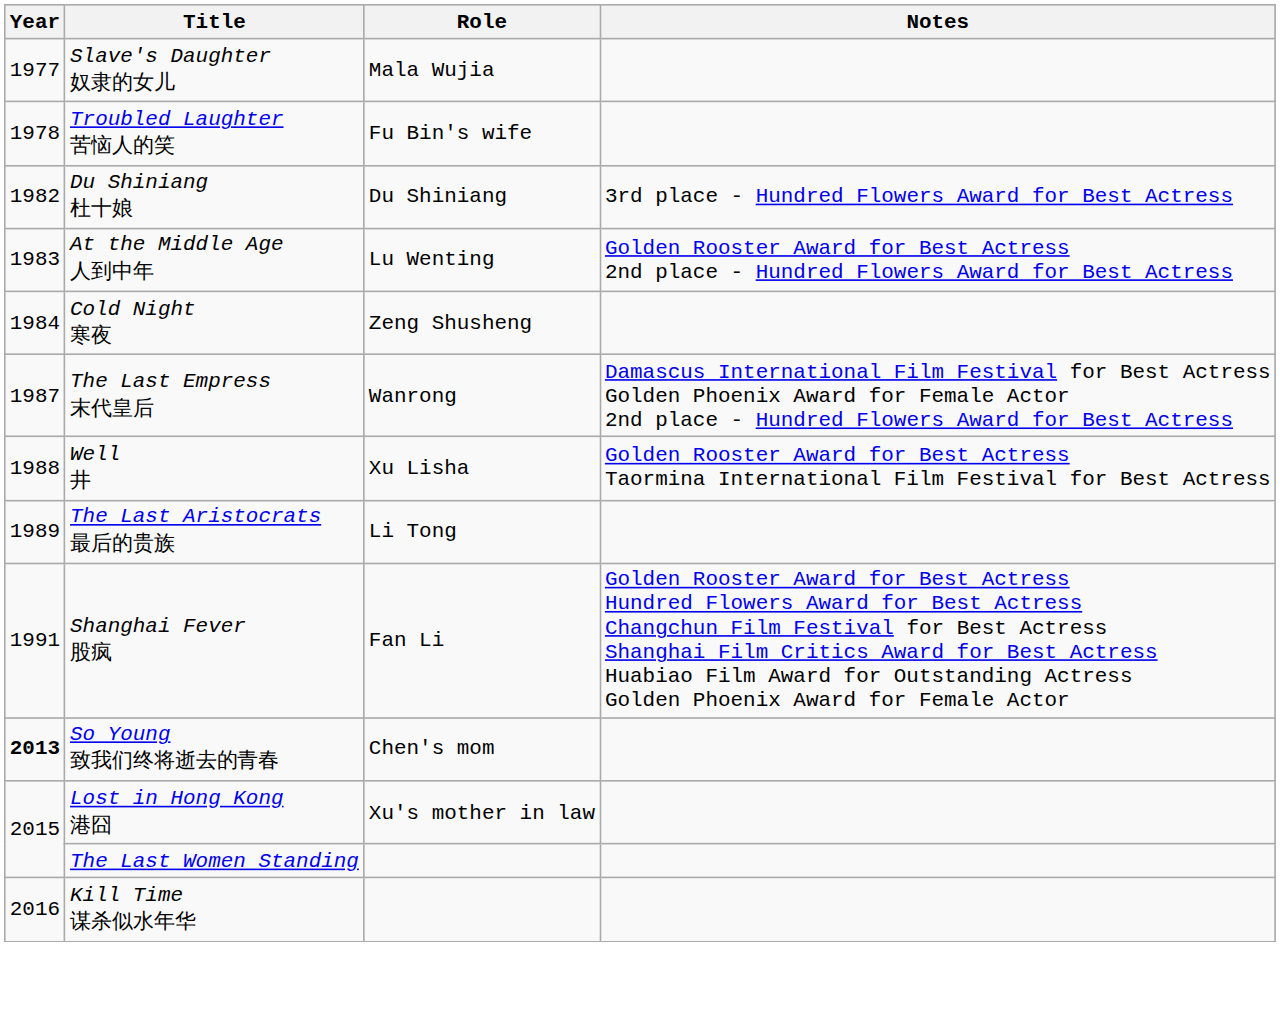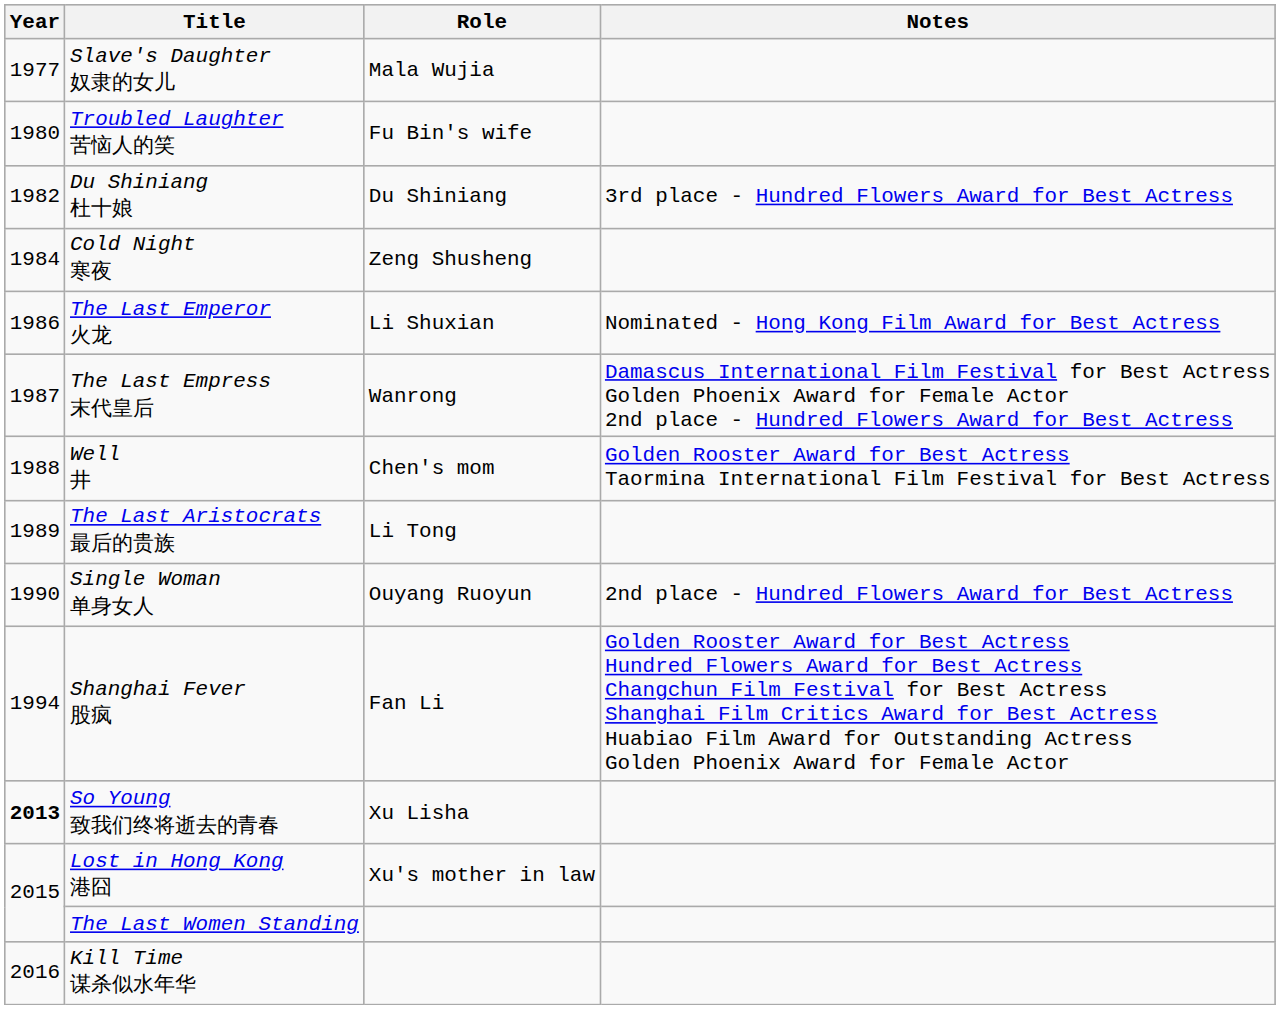(35, 134) 1978 -> (35, 134) 1980
- row: (177, 259)
+ row: (170, 322)
(419, 468) Xu Lisha -> (432, 468) Chen's mom
+ row: (145, 594)
(35, 640) 1991 -> (35, 703) 1994
(432, 749) Chen's mom -> (419, 812) Xu Lisha
